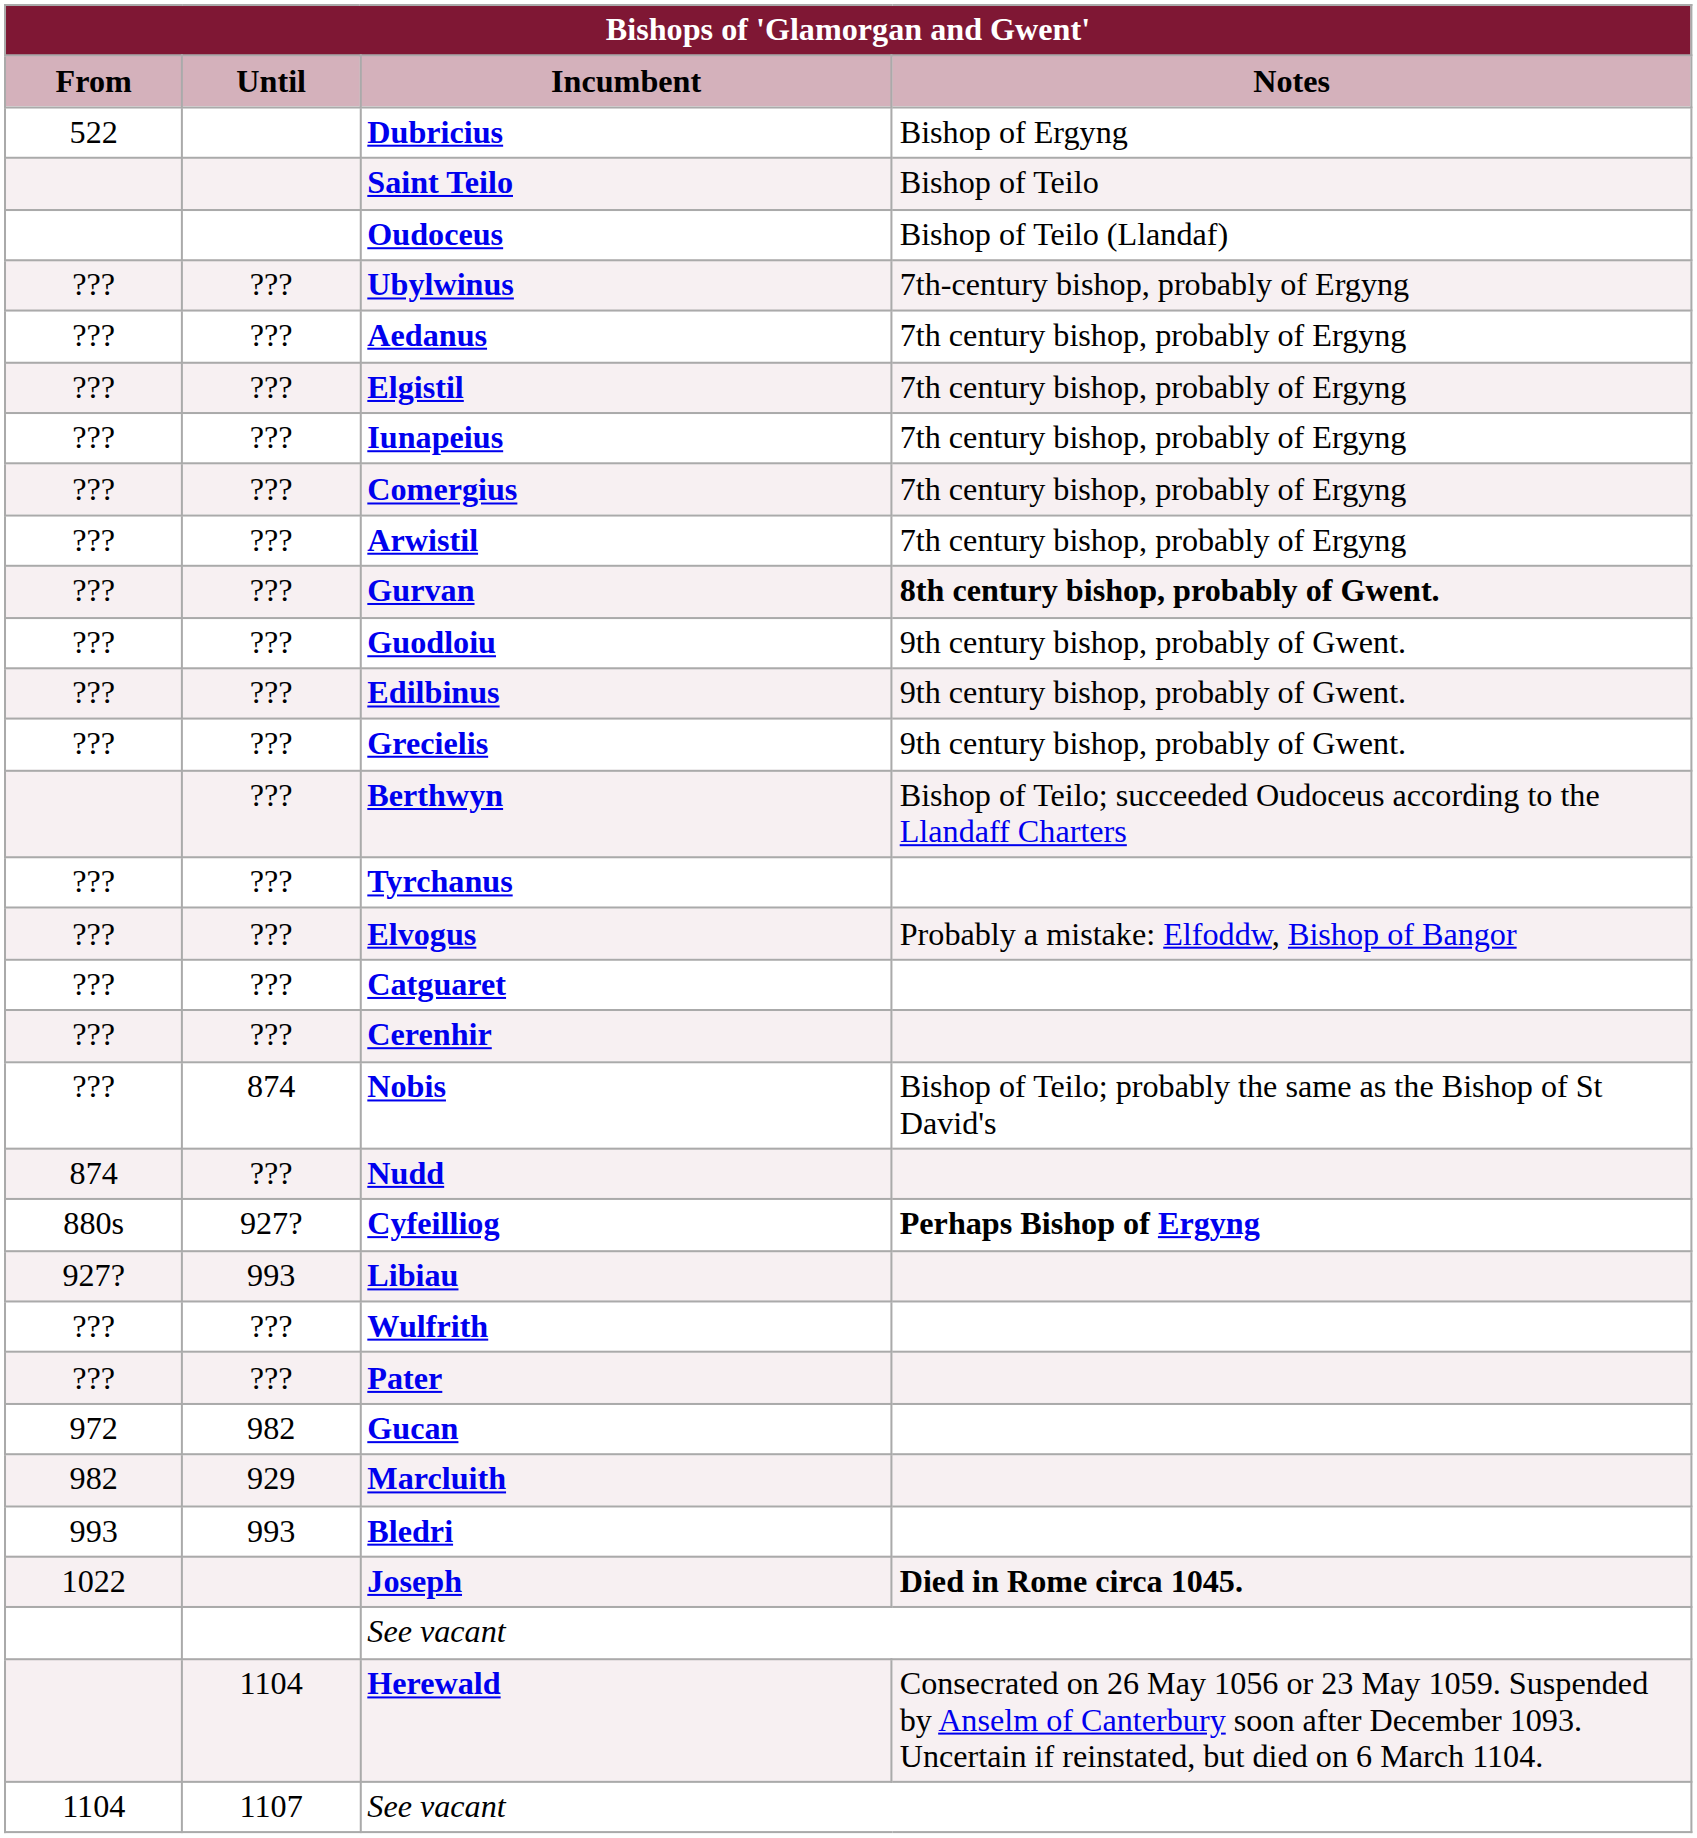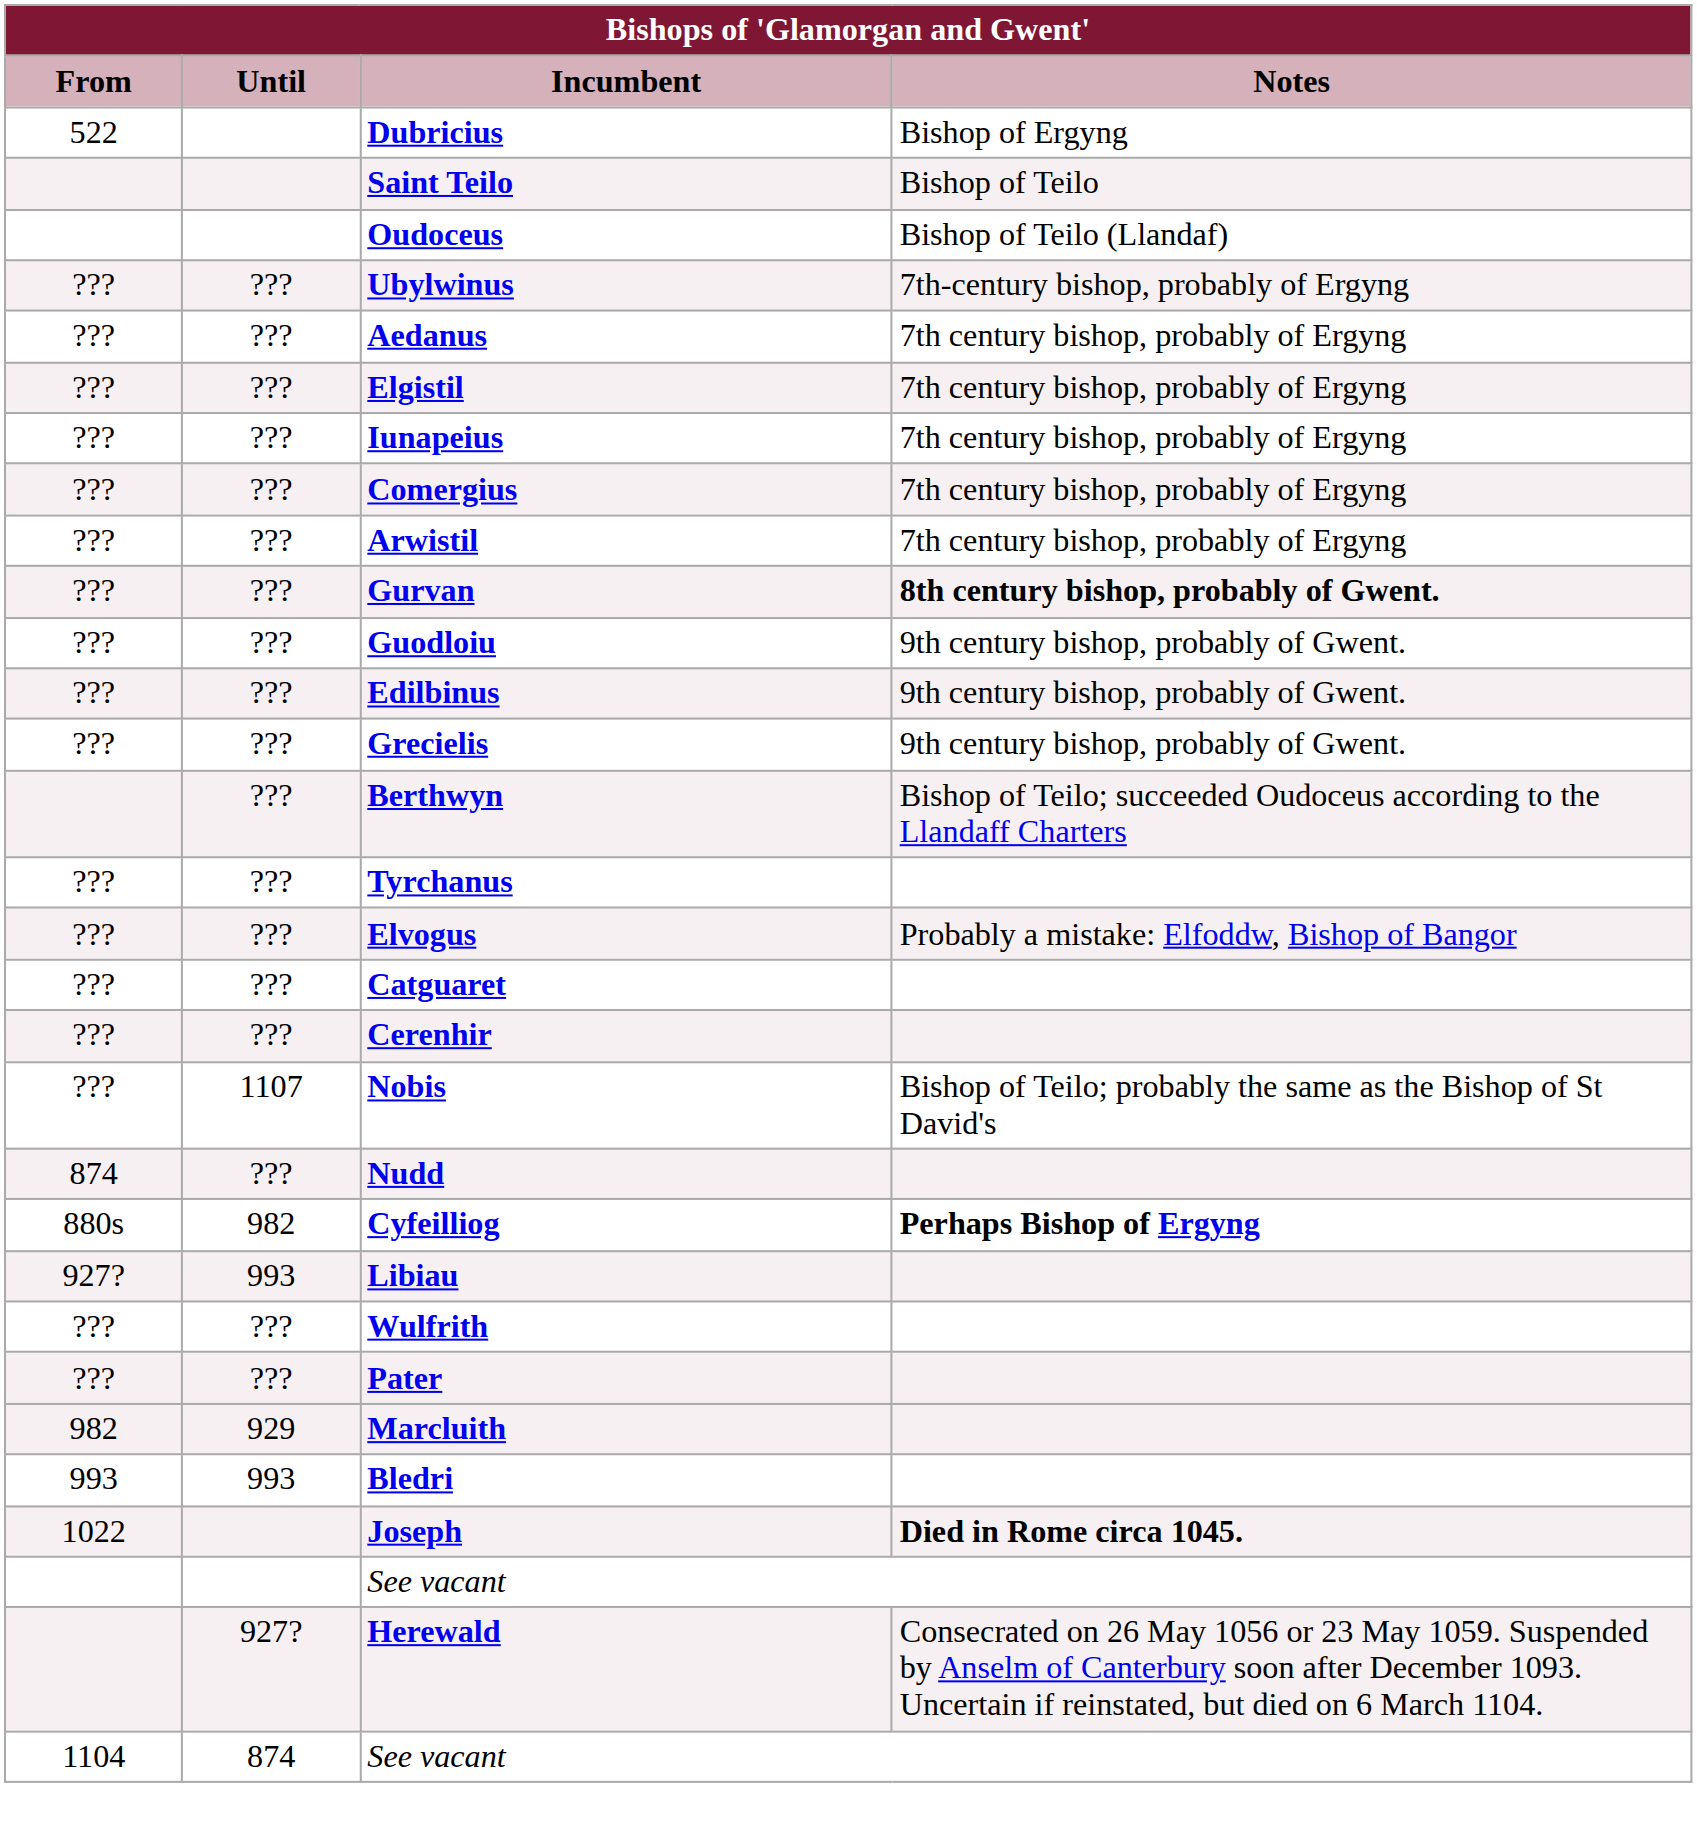(271, 1086) 874 -> (271, 1086) 1107
(271, 1224) 927? -> (271, 1224) 982
- row: (94, 1428)
(271, 1683) 1104 -> (271, 1632) 927?
(271, 1806) 1107 -> (271, 1755) 874
